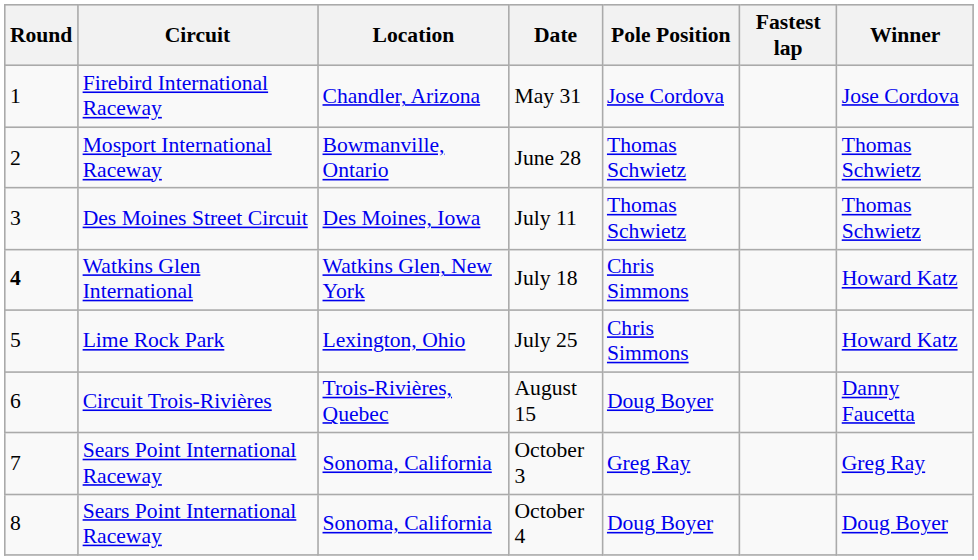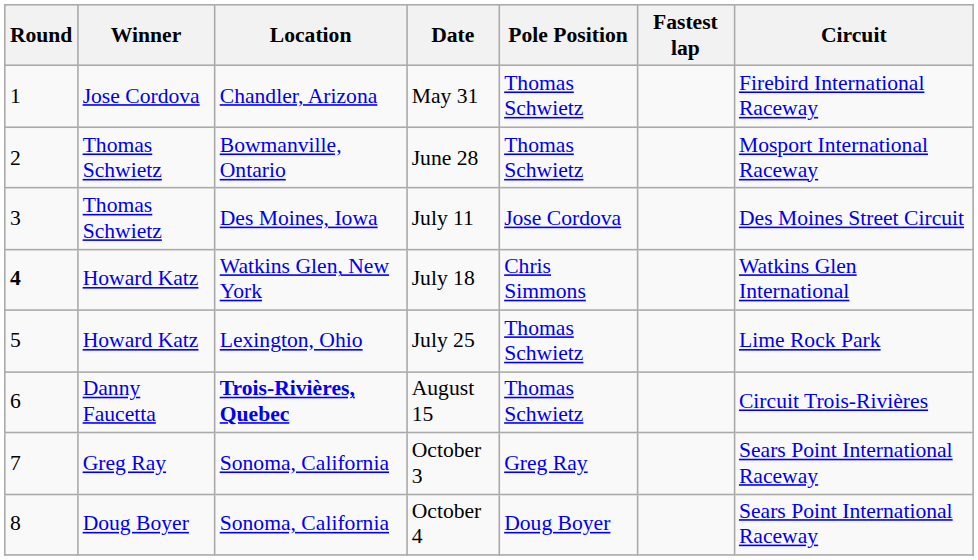columns swapped: (197, 34) <-> (905, 34)
(665, 95) Jose Cordova -> (544, 95) Thomas Schwietz
(647, 217) Thomas Schwietz -> (563, 217) Jose Cordova
(648, 340) Chris Simmons -> (544, 340) Thomas Schwietz
(387, 401) normal -> (287, 401) bold
(660, 401) Doug Boyer -> (544, 401) Thomas Schwietz
